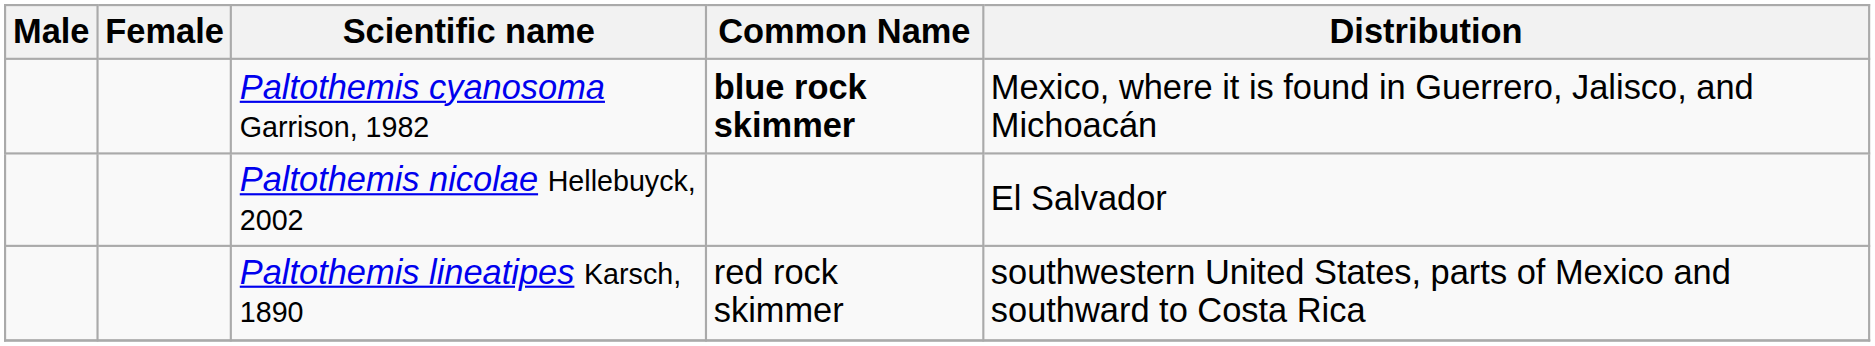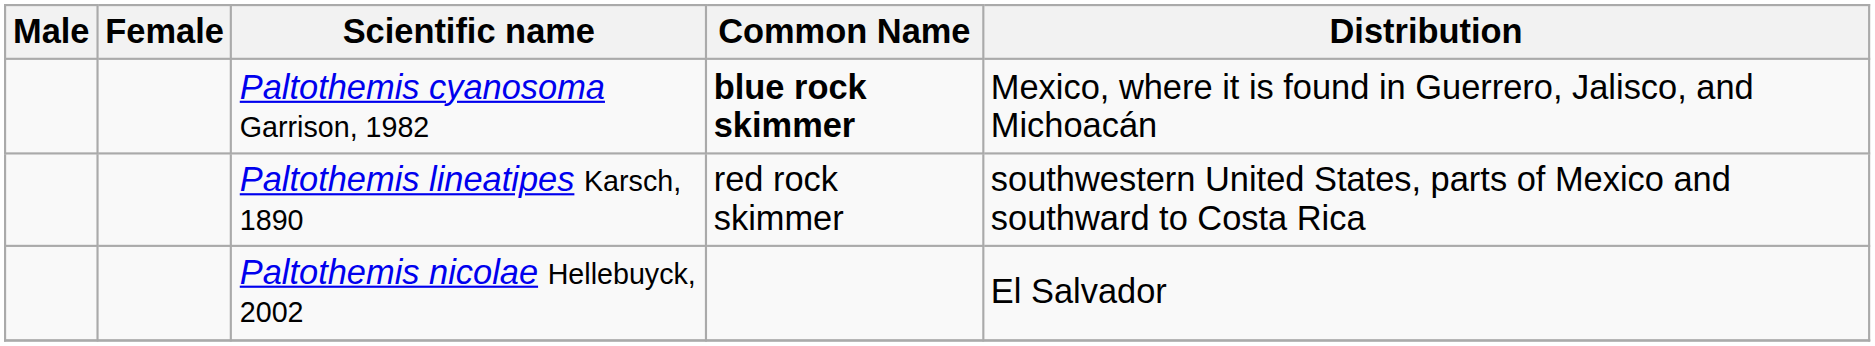rows swapped: (460, 292) <-> (468, 198)
